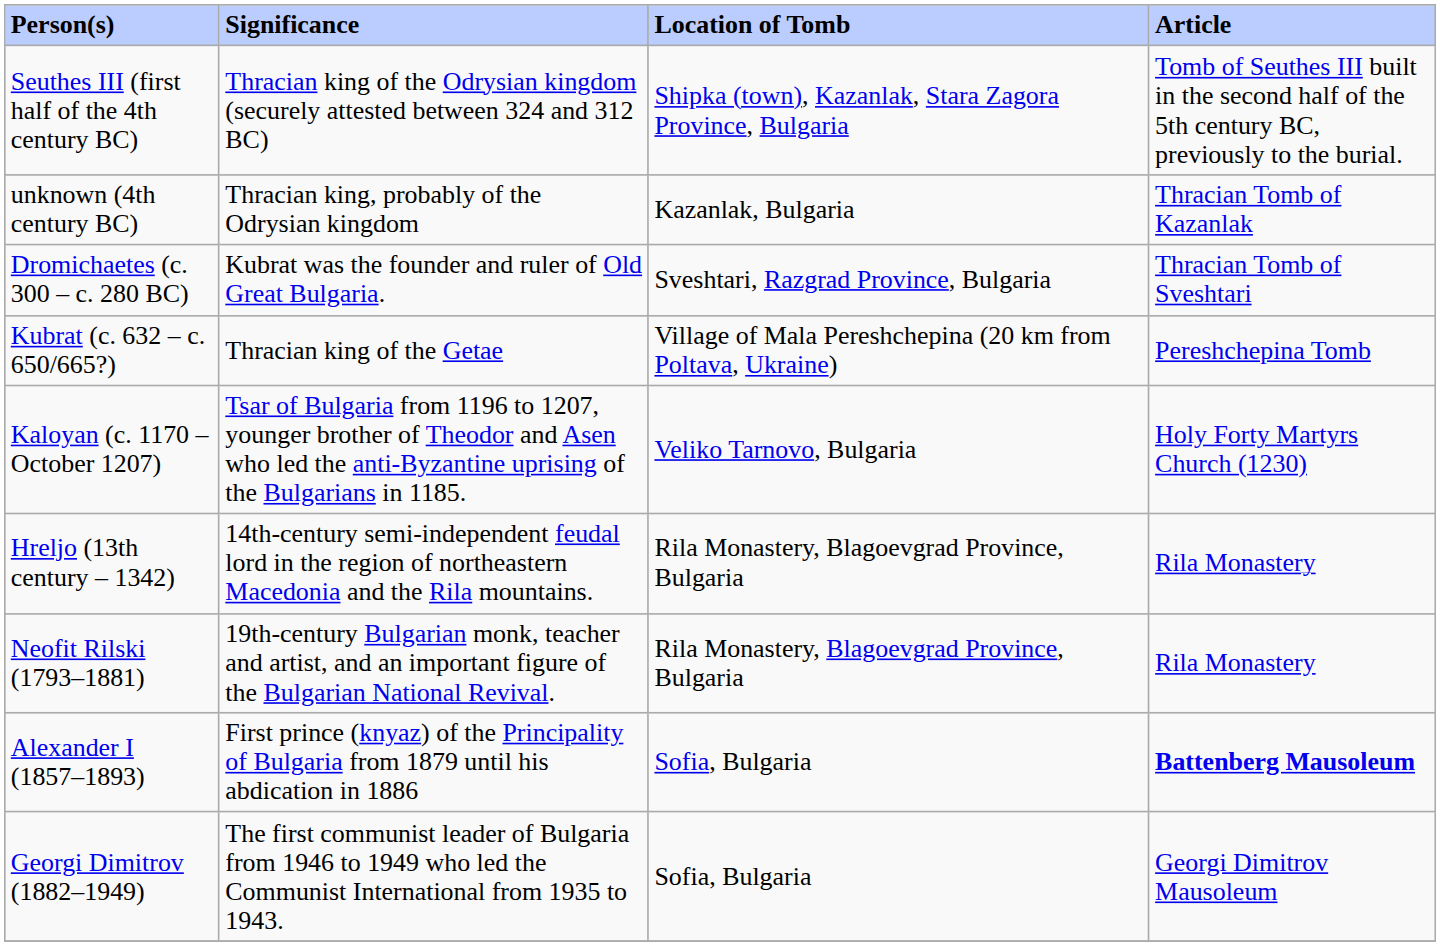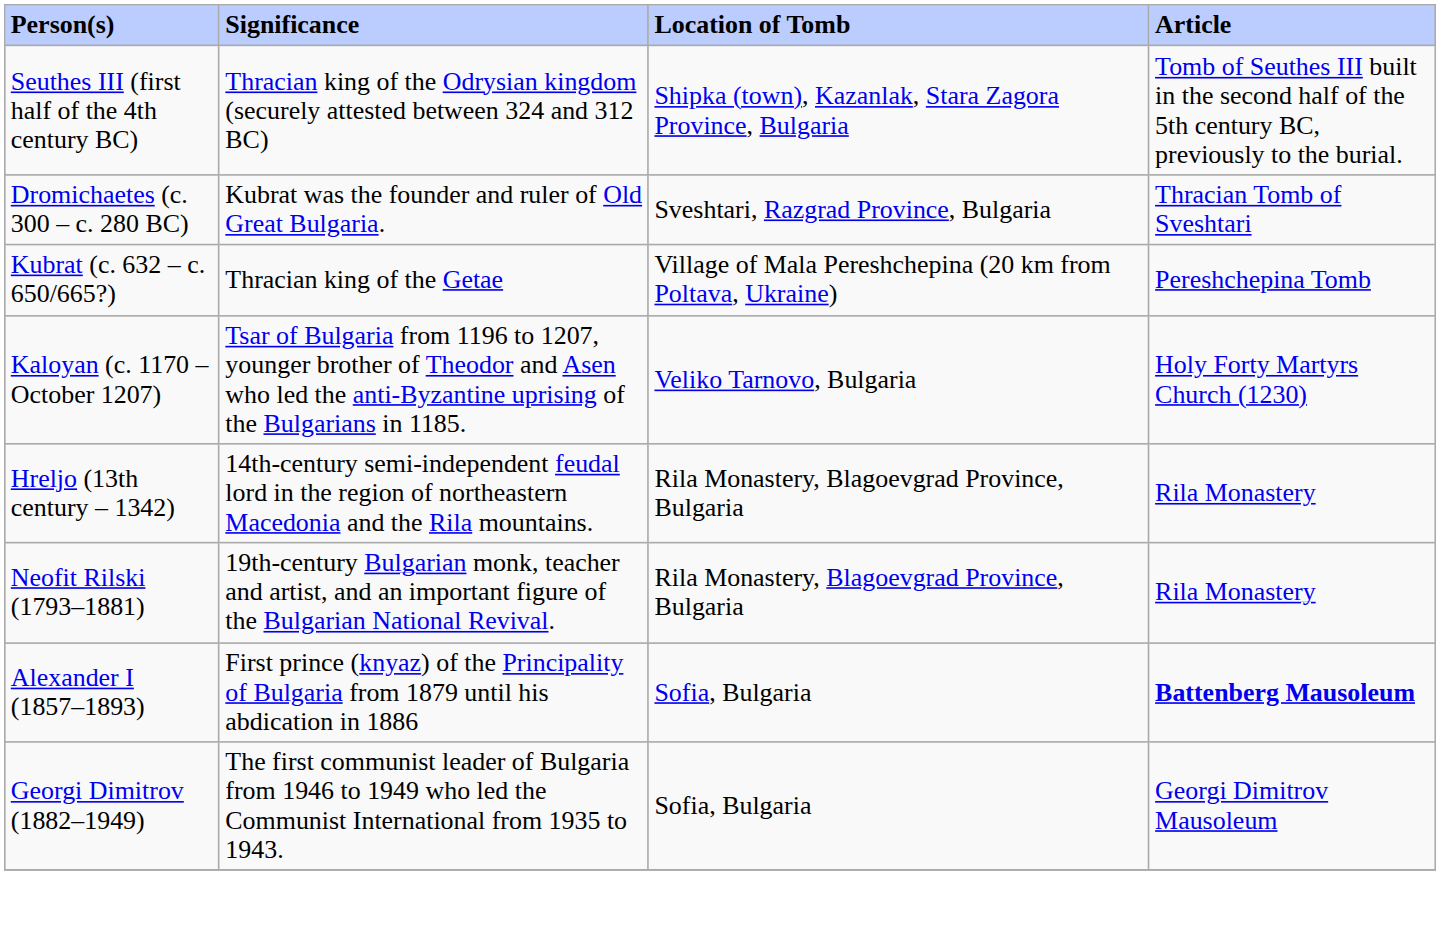- row: (83, 209)
